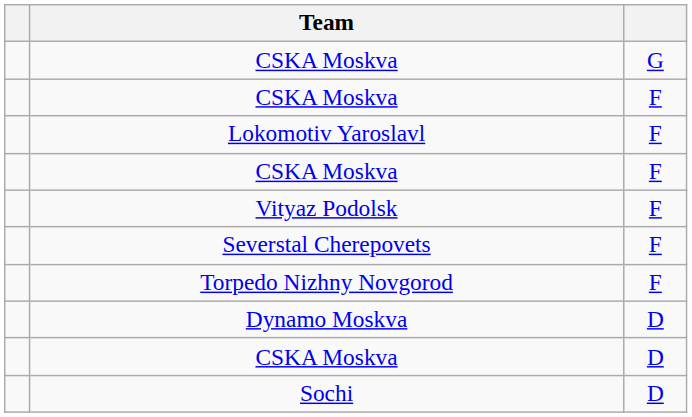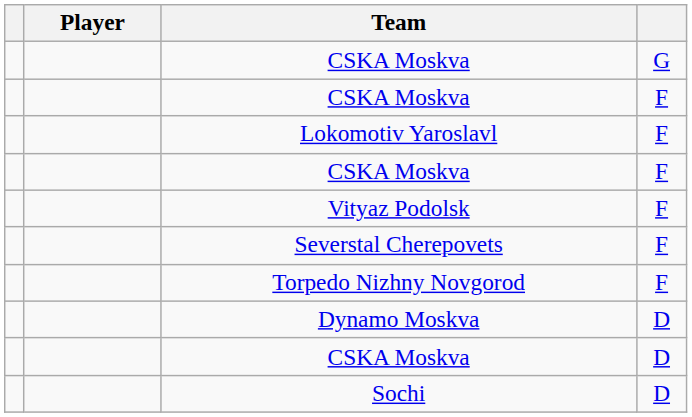+ column: (92, 23)
